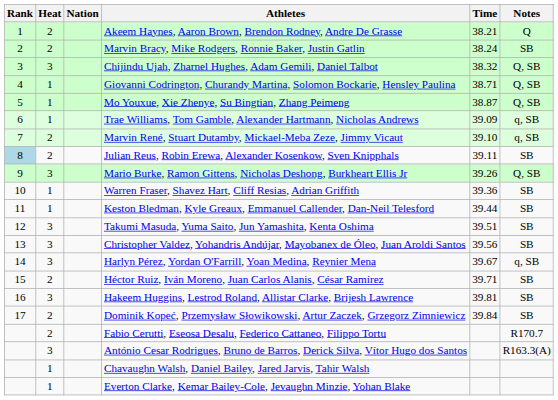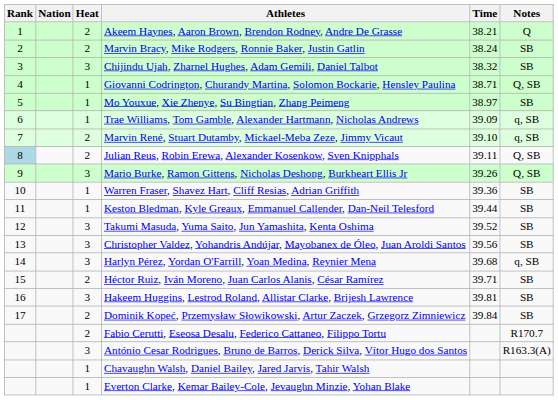columns swapped: (50, 13) <-> (83, 13)
(527, 66) Q, SB -> (527, 66) SB
(485, 102) 38.87 -> (485, 102) 38.97
(527, 102) Q, SB -> (527, 102) SB
(527, 155) SB -> (527, 155) Q, SB
(485, 226) 39.51 -> (485, 226) 39.52
(485, 262) 39.67 -> (485, 262) 39.68
